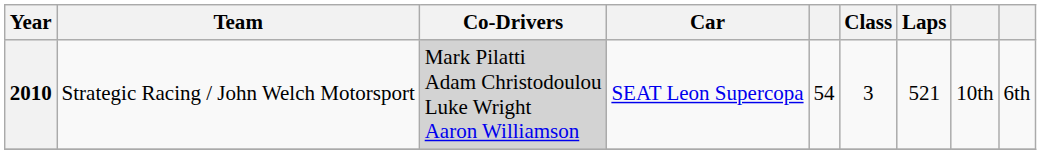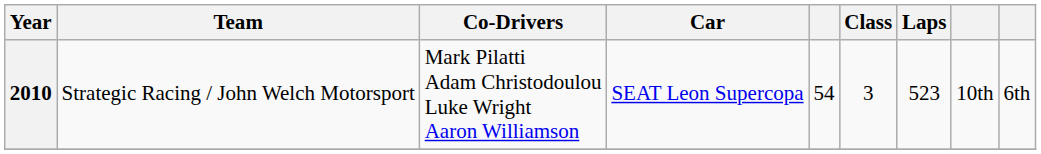(513, 94) lightgrey background -> (513, 94) no background
(924, 94) 521 -> (924, 94) 523
